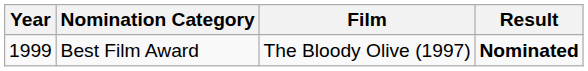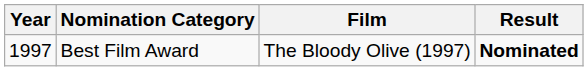(30, 50) 1999 -> (30, 50) 1997
